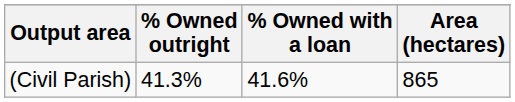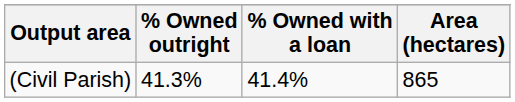(278, 79) 41.6% -> (278, 79) 41.4%
